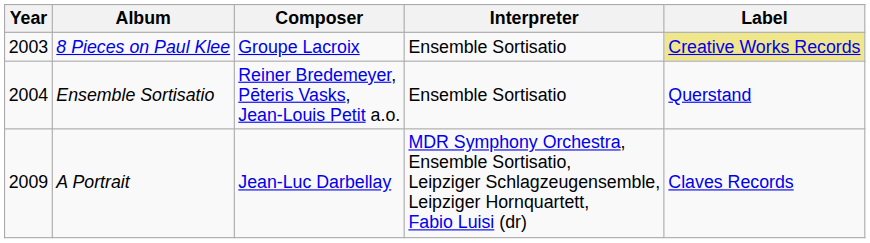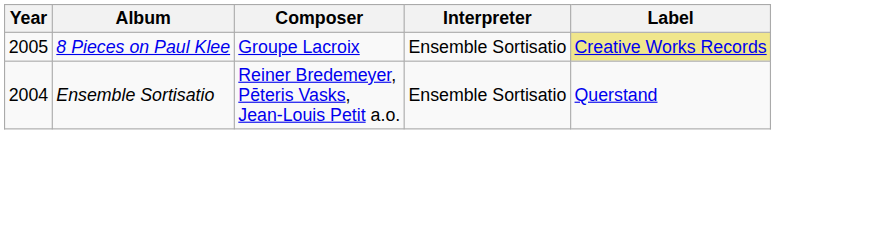(28, 46) 2003 -> (28, 46) 2005
- row: (93, 183)
